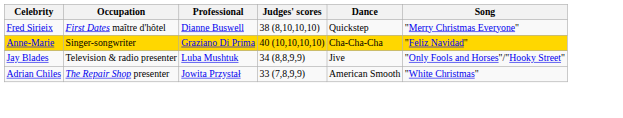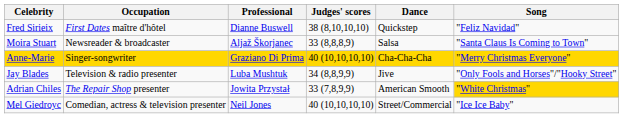(462, 27) "Merry Christmas Everyone" -> (488, 27) "Feliz Navidad"
+ row: (31, 43)
(436, 43) "Feliz Navidad" -> (513, 58) "Merry Christmas Everyone"
(442, 74) no background -> (493, 89) gold background
+ row: (34, 105)
